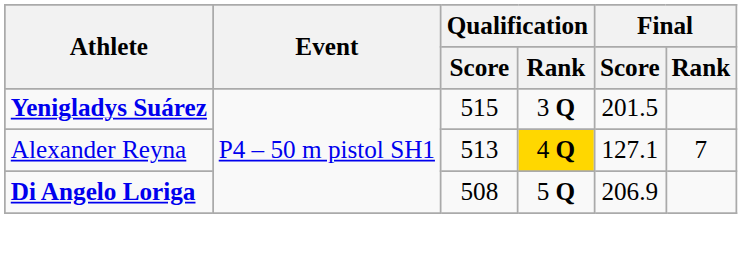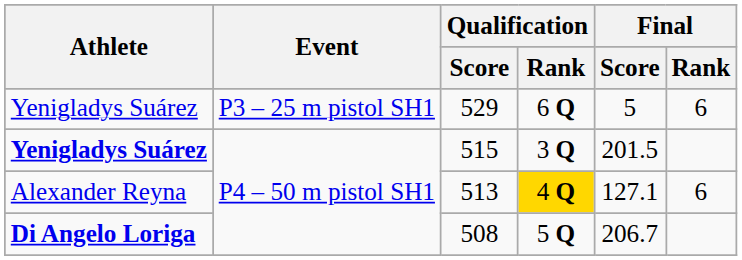+ row: (479, 108)
(701, 150) 7 -> (701, 191) 6
(630, 191) 206.9 -> (630, 233) 206.7
